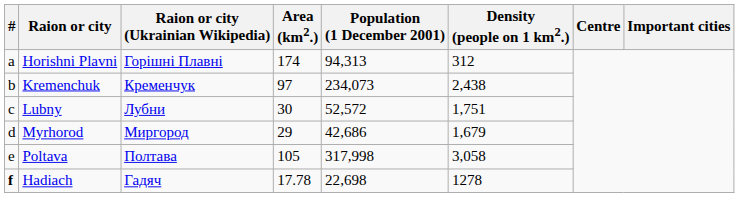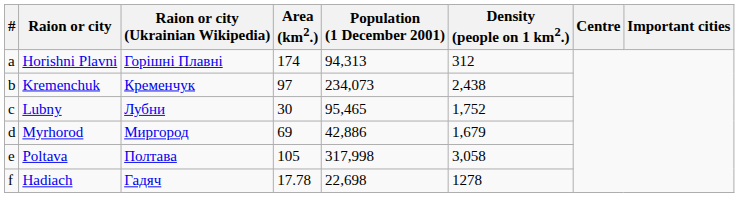(346, 108) 52,572 -> (346, 108) 95,465
(469, 108) 1,751 -> (469, 108) 1,752
(285, 132) 29 -> (285, 132) 69
(346, 132) 42,686 -> (346, 132) 42,886
(10, 180) bold -> (10, 180) normal
